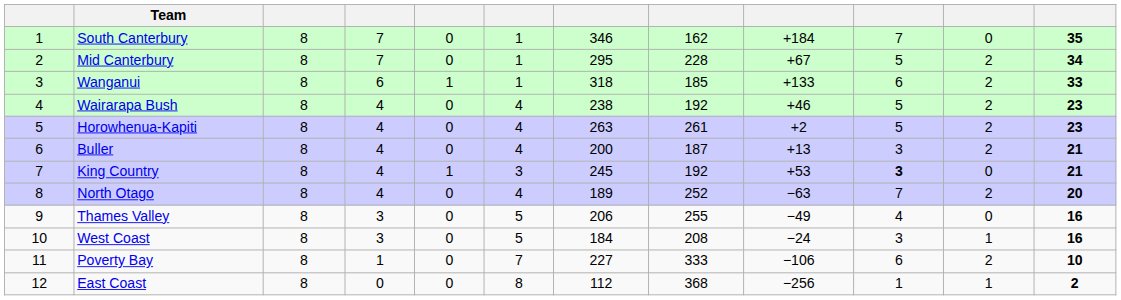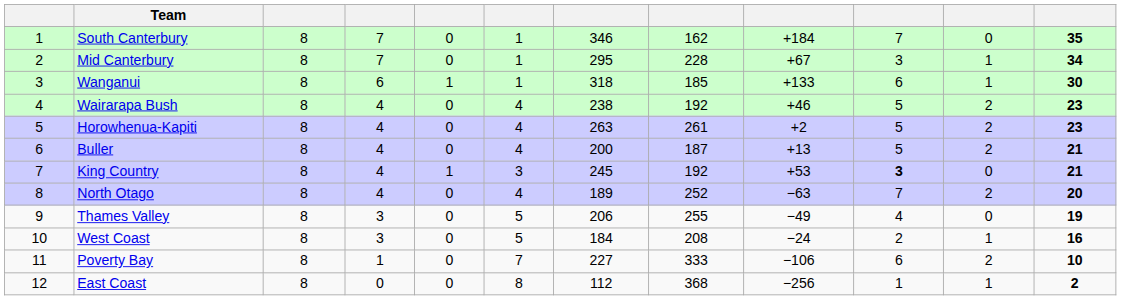(899, 60) 5 -> (899, 60) 3
(989, 60) 2 -> (989, 60) 1
(989, 82) 2 -> (989, 82) 1
(1075, 82) 33 -> (1075, 82) 30
(899, 149) 3 -> (899, 149) 5
(1075, 216) 16 -> (1075, 216) 19
(899, 238) 3 -> (899, 238) 2
